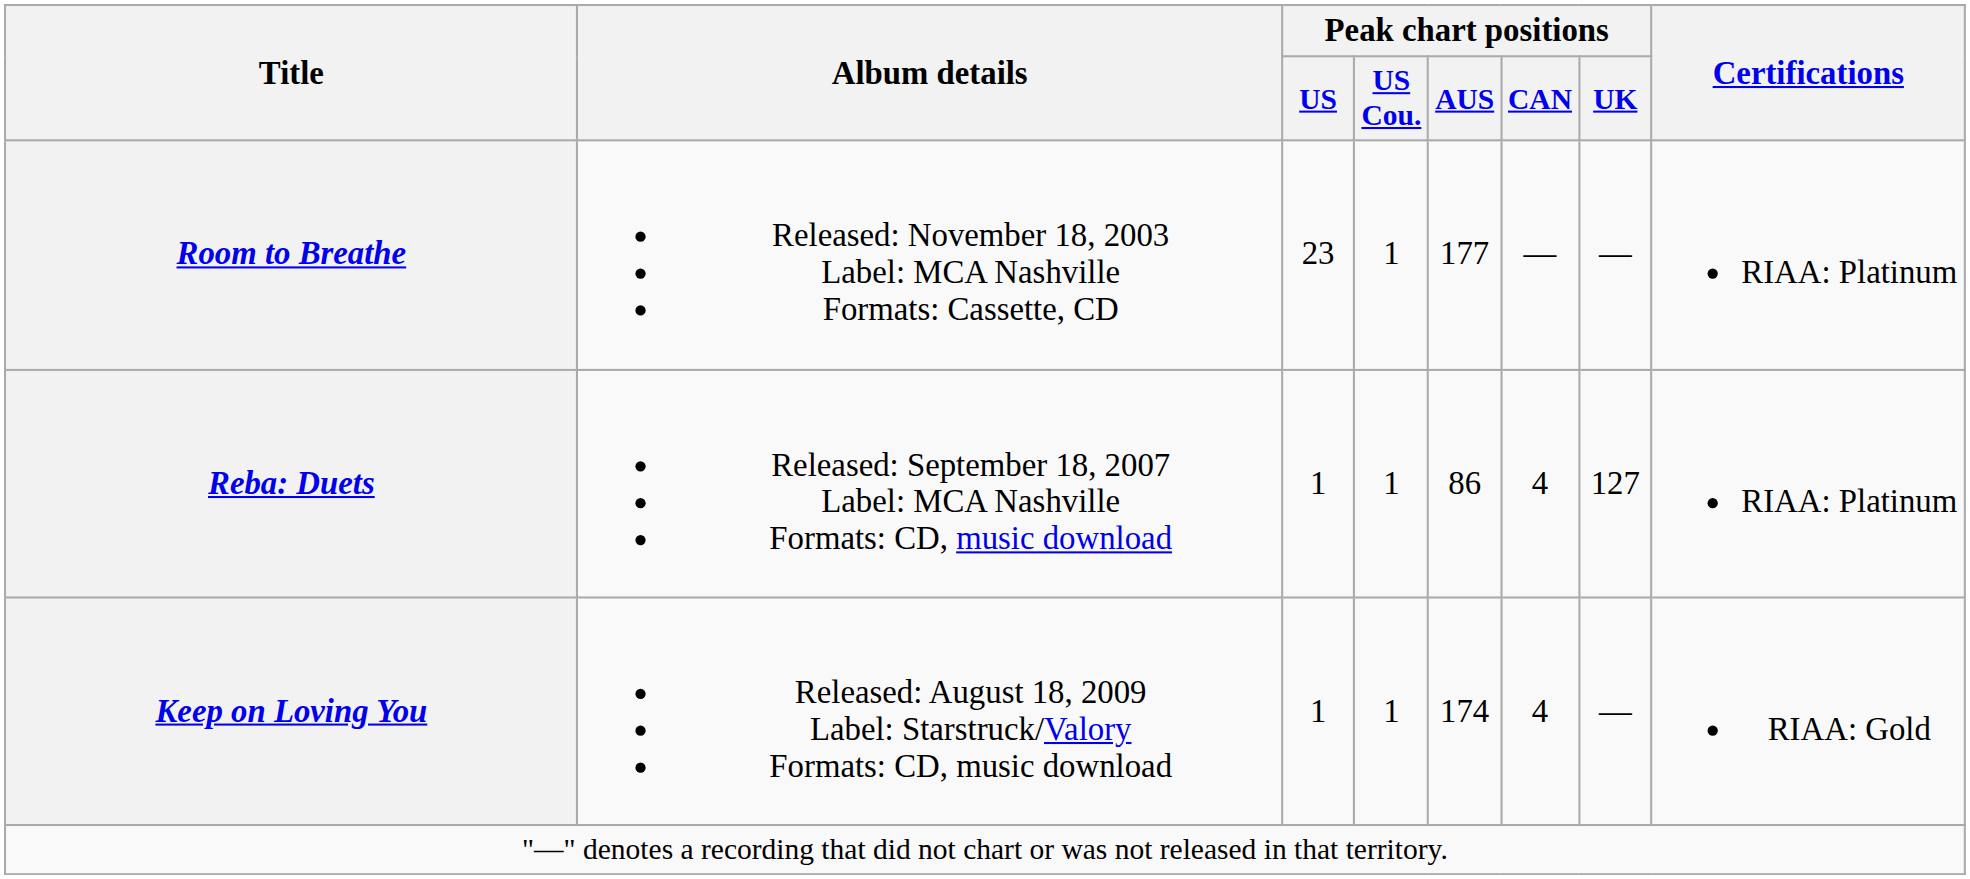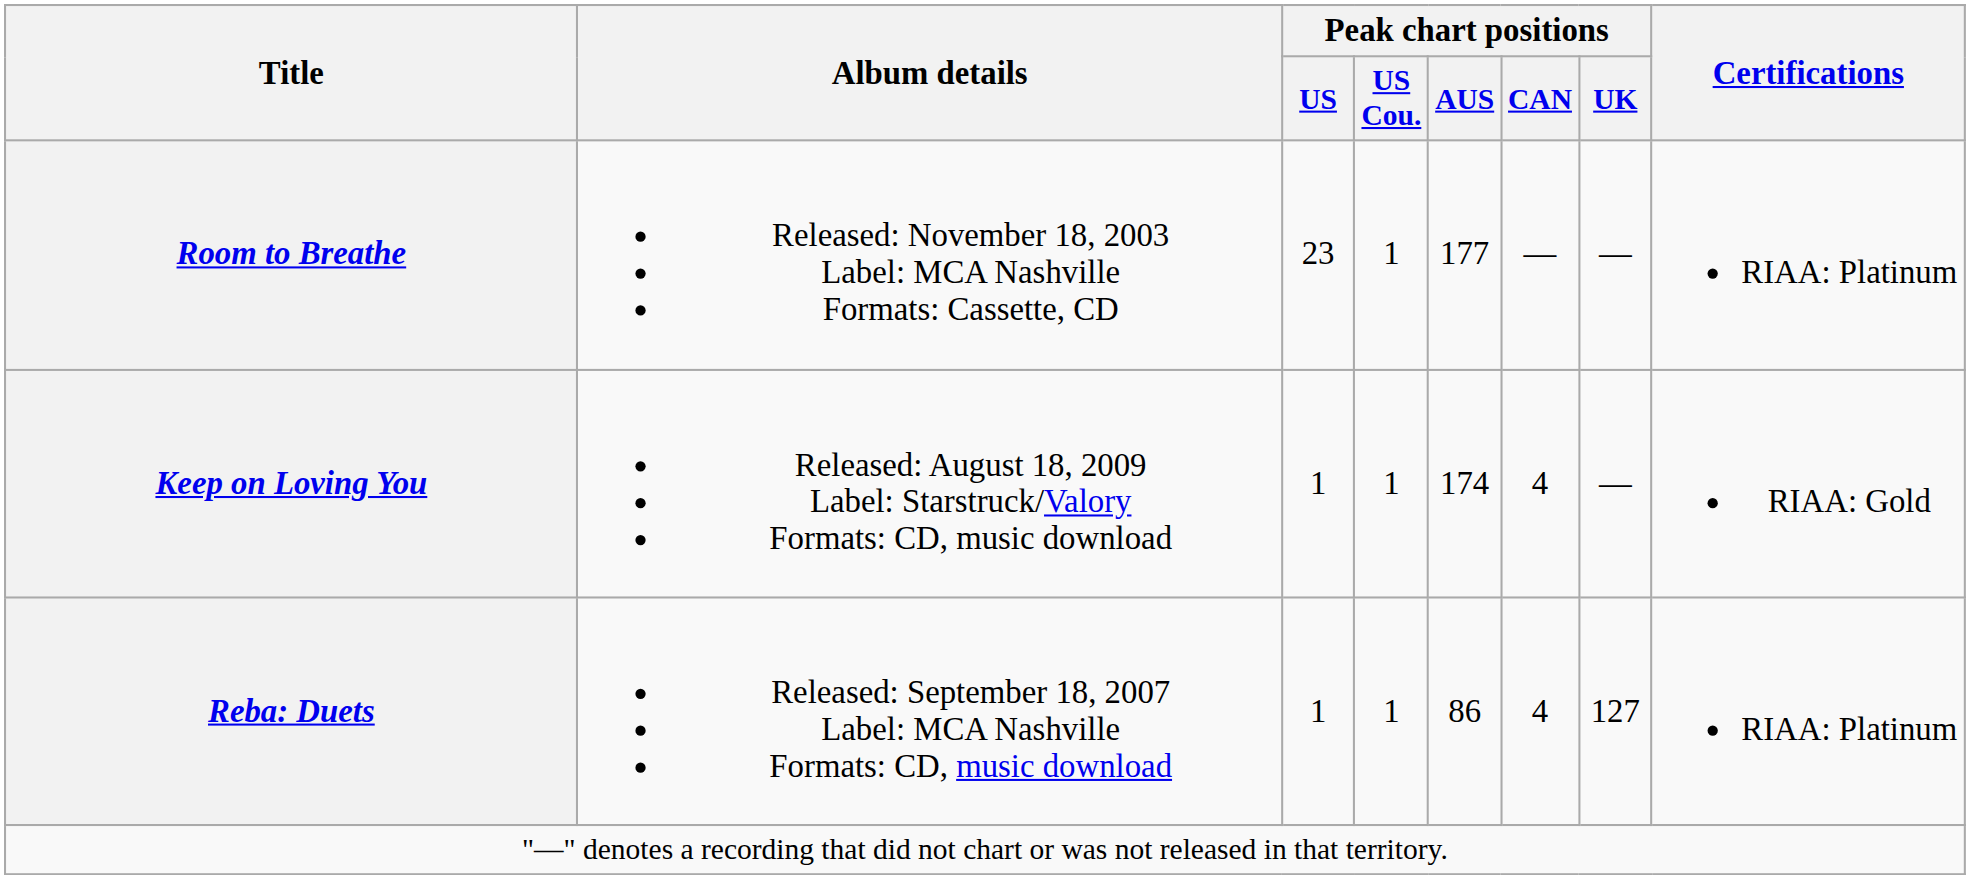rows swapped: (291, 482) <-> (291, 710)
